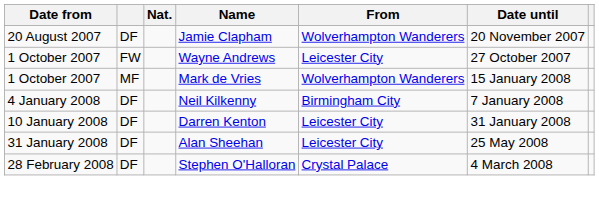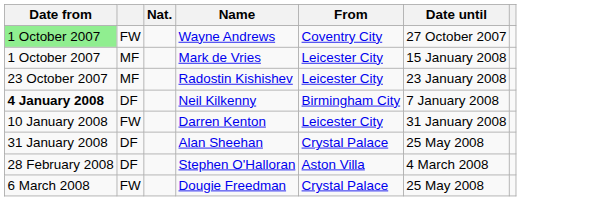- row: (225, 36)
(54, 57) no background -> (54, 36) lightgreen background
(342, 57) Leicester City -> (342, 36) Coventry City
(383, 79) Wolverhampton Wanderers -> (342, 57) Leicester City
+ row: (236, 79)
(54, 100) normal -> (56, 100) bold
(129, 121) DF -> (130, 121) FW
(342, 143) Leicester City -> (345, 143) Crystal Palace
(345, 164) Crystal Palace -> (333, 164) Aston Villa
+ row: (232, 185)
